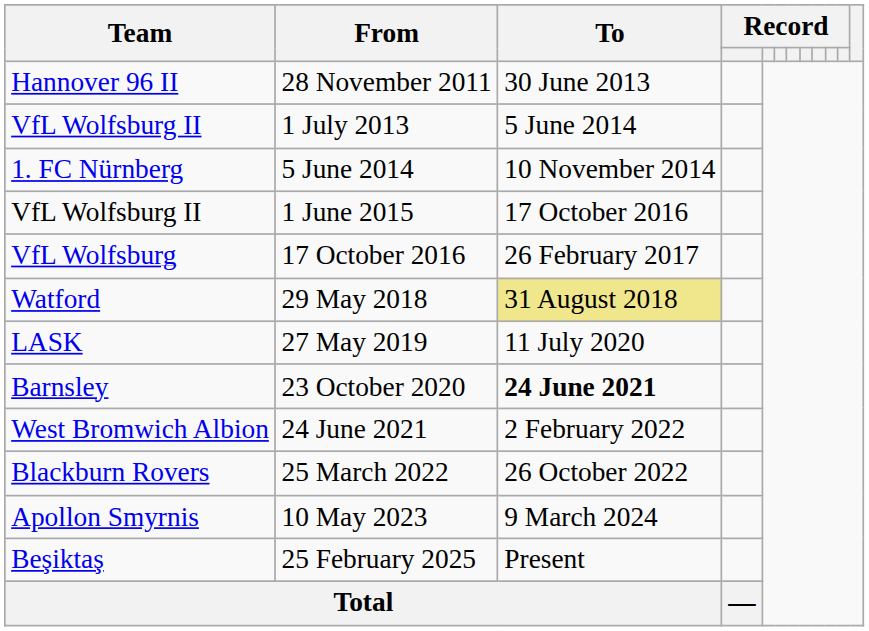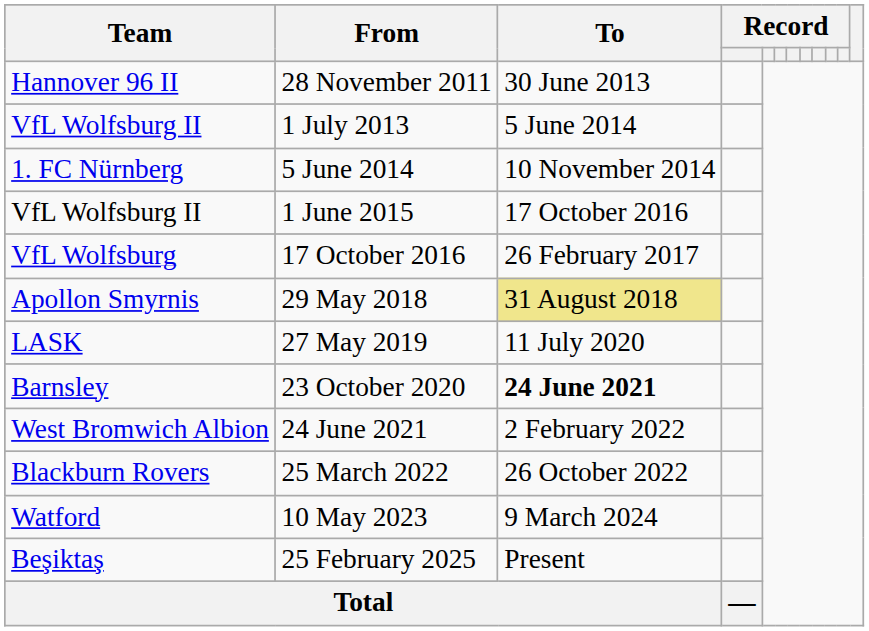(56, 299) Watford -> (105, 299) Apollon Smyrnis
(105, 516) Apollon Smyrnis -> (56, 516) Watford
